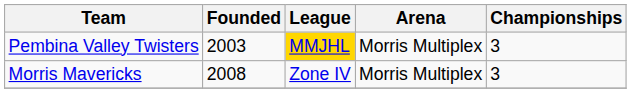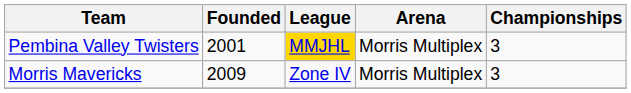(226, 46) 2003 -> (226, 46) 2001
(226, 74) 2008 -> (226, 74) 2009
